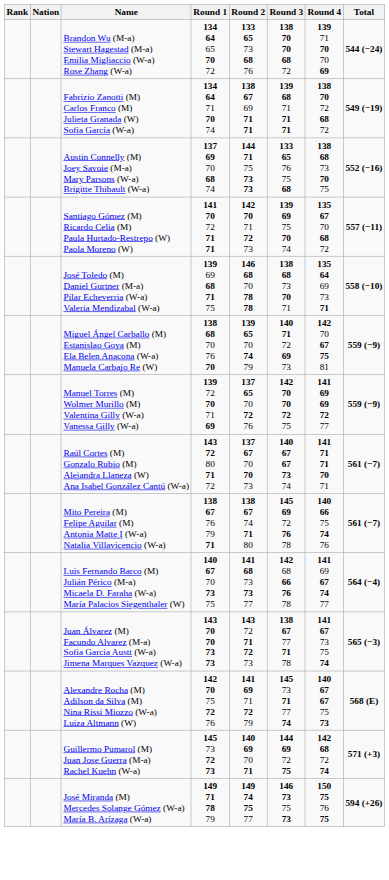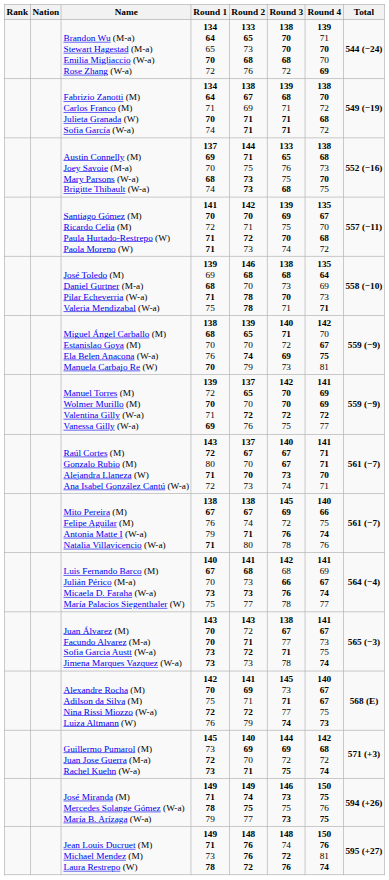+ row: (108, 856)
